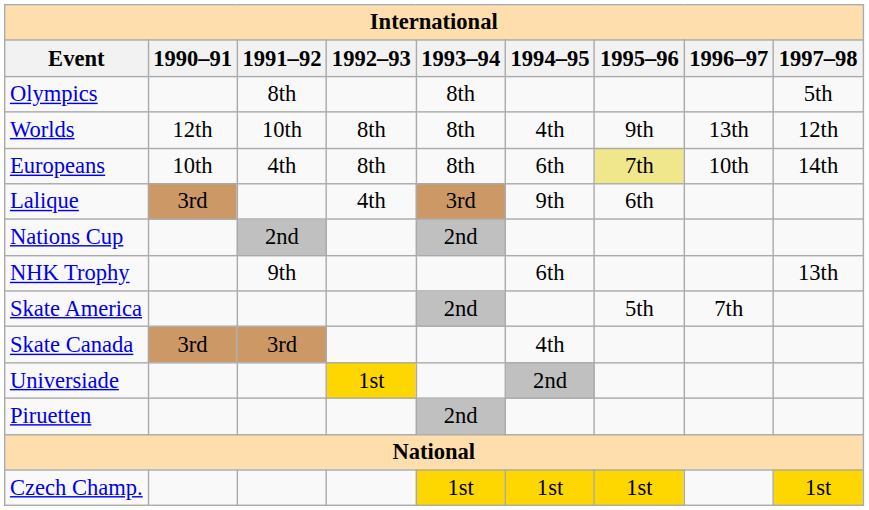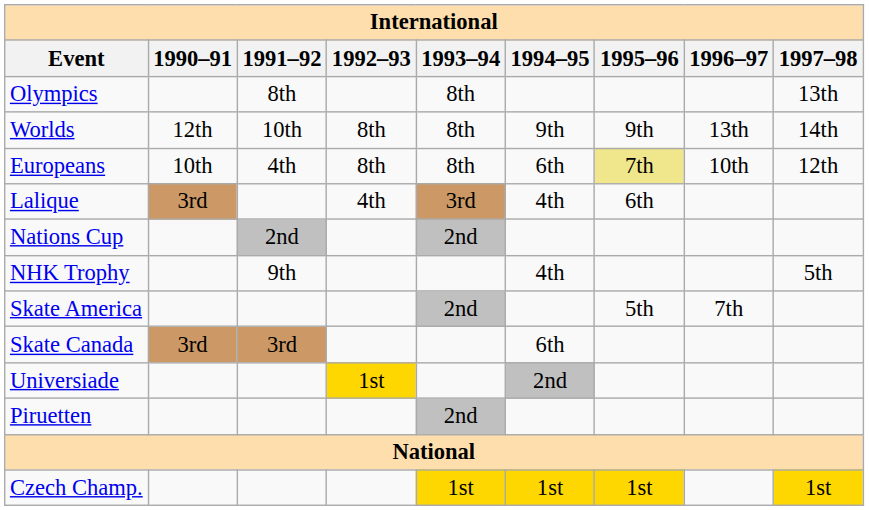(818, 93) 5th -> (818, 93) 13th
(550, 129) 4th -> (550, 129) 9th
(818, 129) 12th -> (818, 129) 14th
(818, 165) 14th -> (818, 165) 12th
(550, 201) 9th -> (550, 201) 4th
(550, 272) 6th -> (550, 272) 4th
(818, 272) 13th -> (818, 272) 5th
(550, 344) 4th -> (550, 344) 6th
